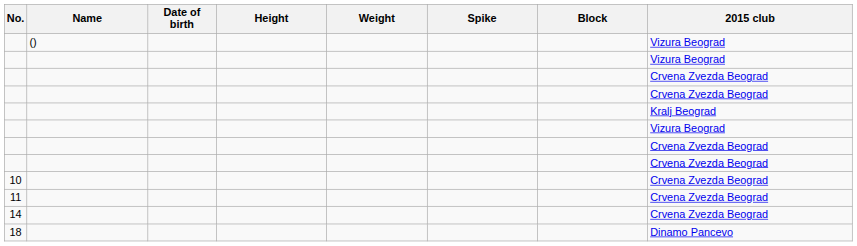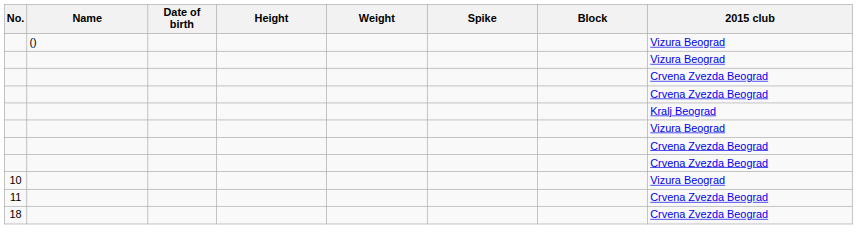(709, 180) Crvena Zvezda Beograd -> (688, 180) Vizura Beograd
- row: (16, 215)
(692, 232) Dinamo Pancevo -> (709, 215) Crvena Zvezda Beograd
